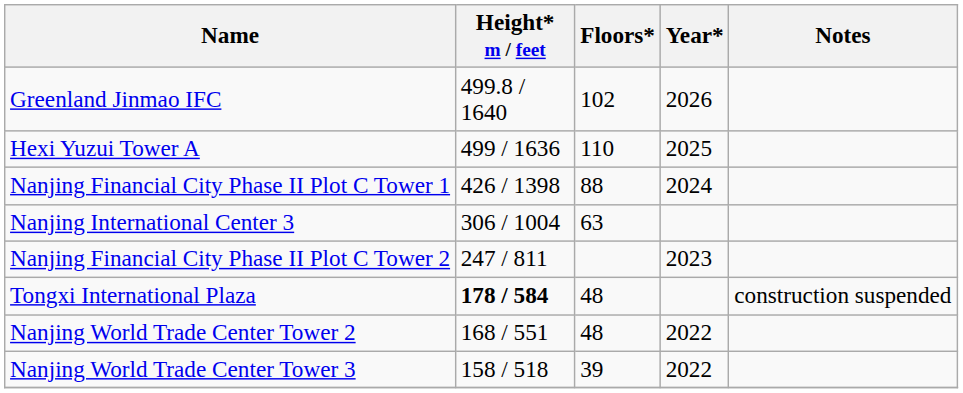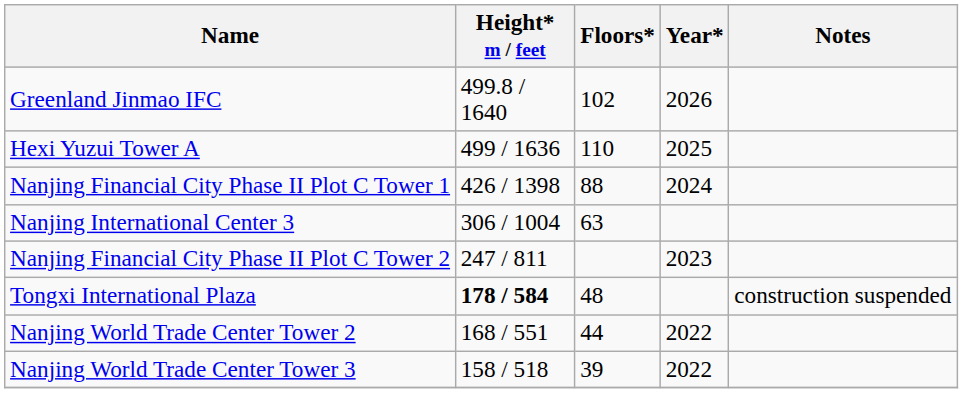(592, 332) 48 -> (592, 332) 44
